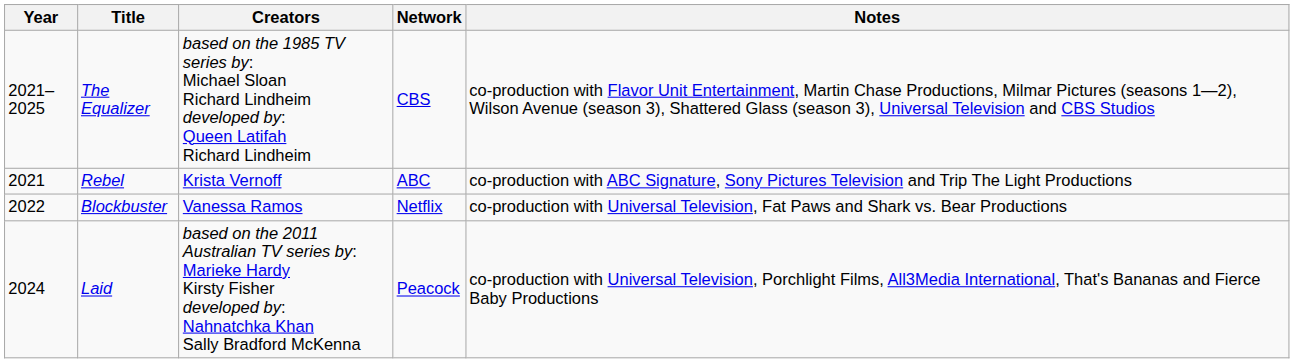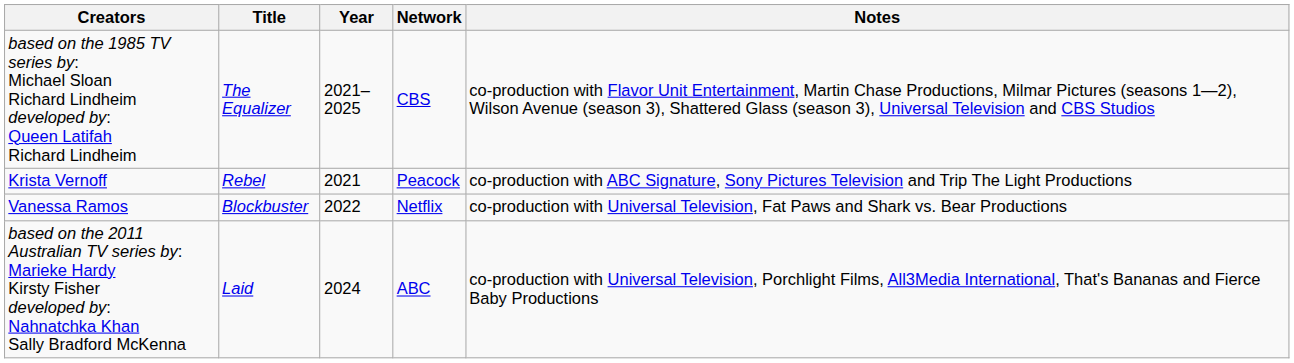columns swapped: (41, 17) <-> (286, 17)
(414, 181) ABC -> (428, 181) Peacock
(428, 288) Peacock -> (414, 288) ABC
